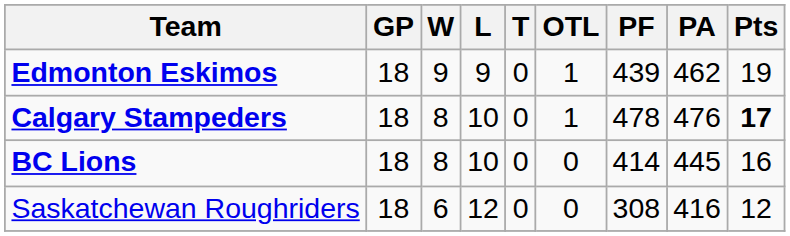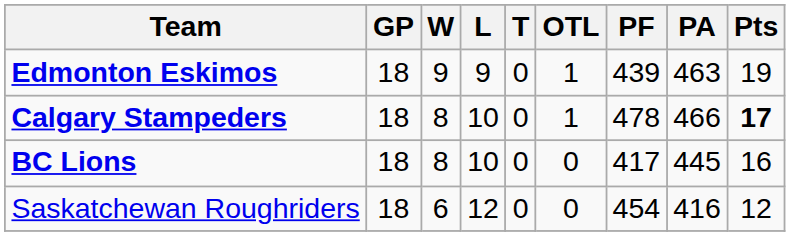(697, 72) 462 -> (697, 72) 463
(697, 117) 476 -> (697, 117) 466
(636, 162) 414 -> (636, 162) 417
(636, 207) 308 -> (636, 207) 454
